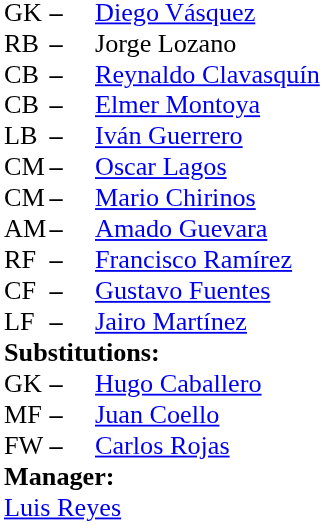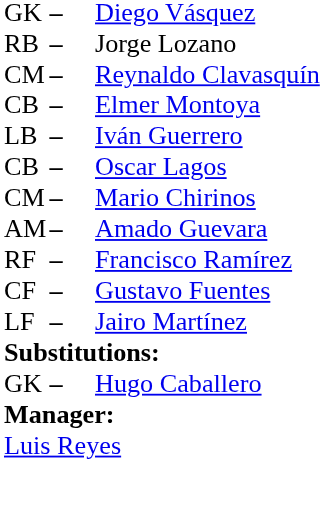(21, 73) CB -> (24, 73) CM
(24, 166) CM -> (21, 166) CB
- row: (157, 414)
- row: (162, 445)
